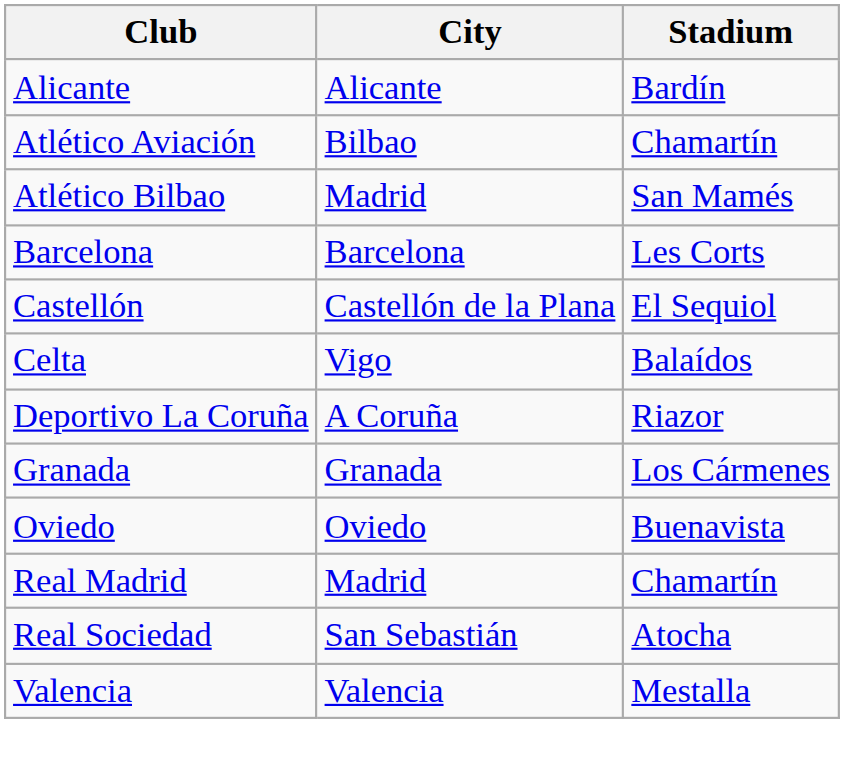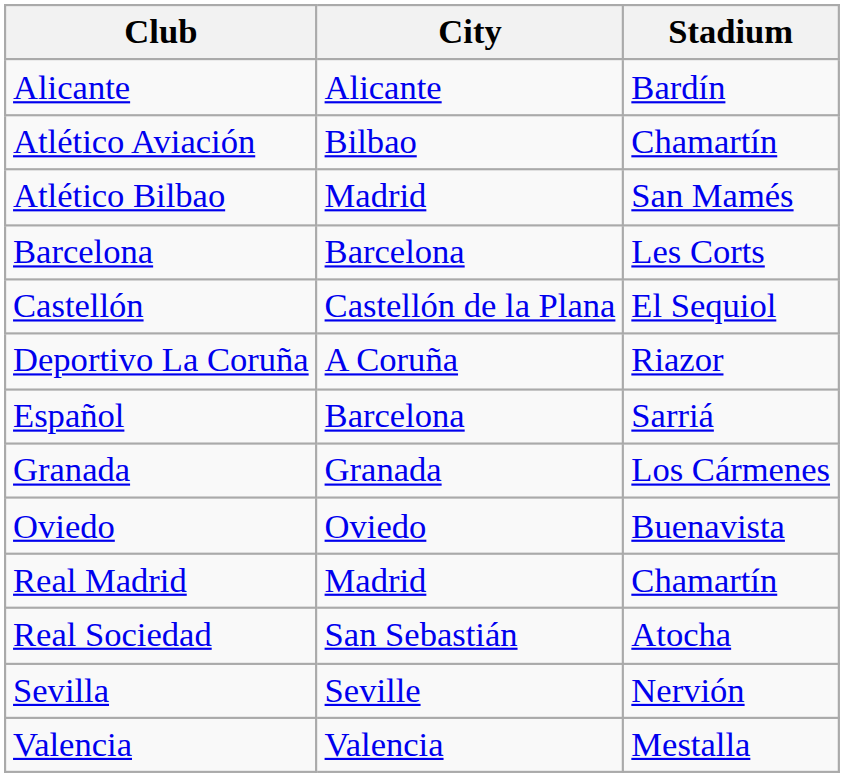- row: (50, 360)
+ row: (69, 415)
+ row: (61, 689)
